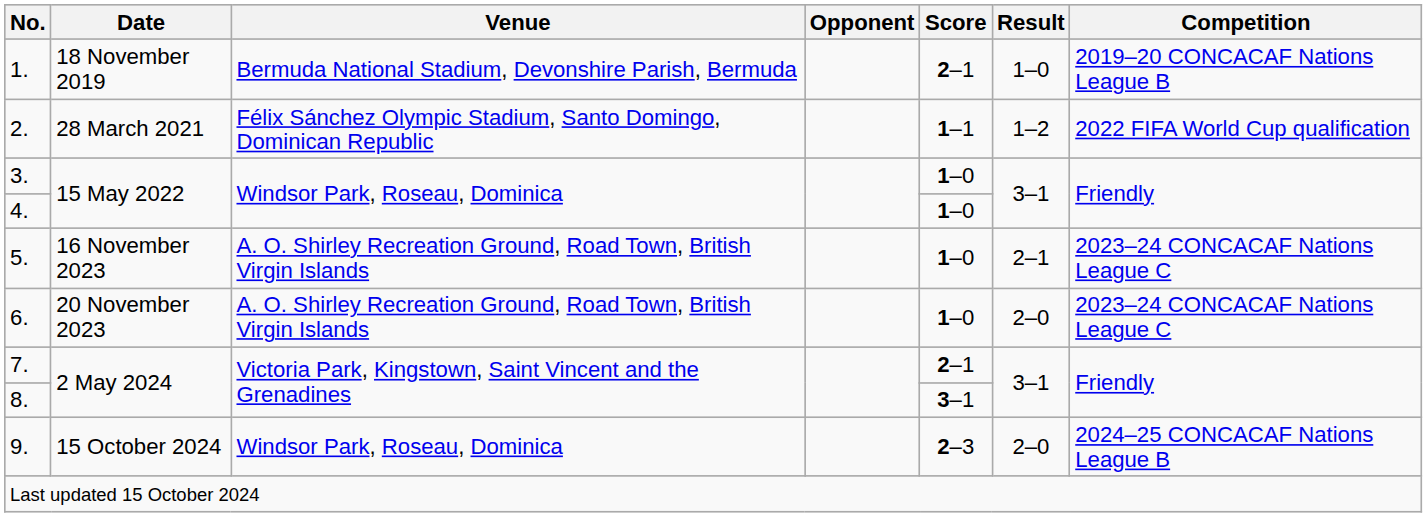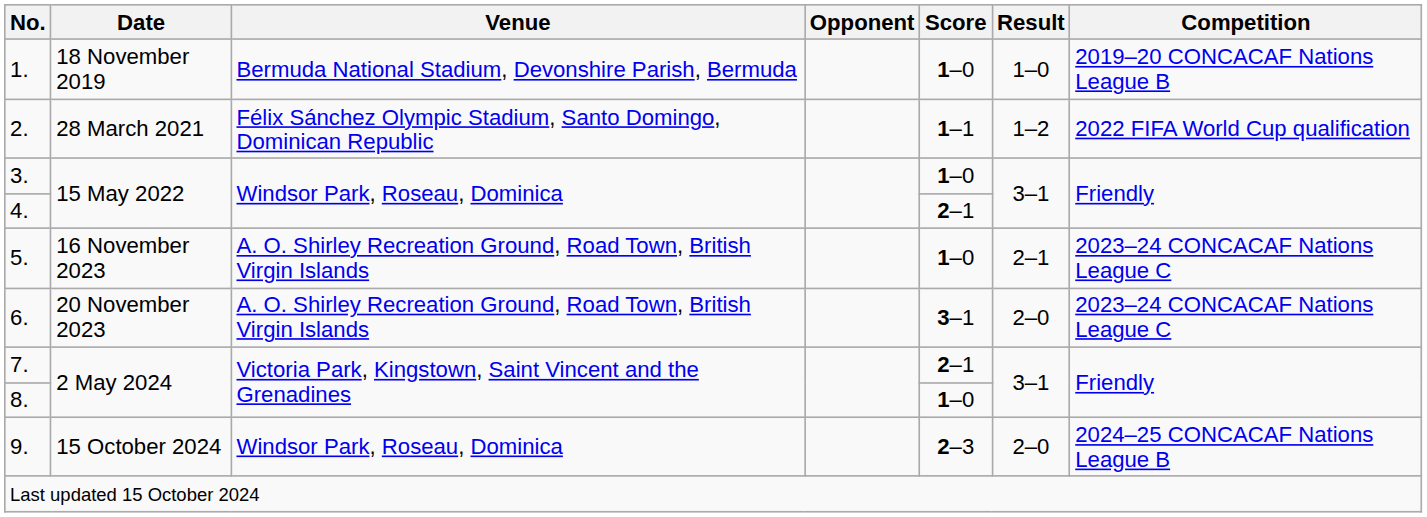(956, 69) 2–1 -> (956, 69) 1–0
(956, 211) 1–0 -> (956, 211) 2–1
(956, 317) 1–0 -> (956, 317) 3–1
(956, 399) 3–1 -> (956, 399) 1–0
